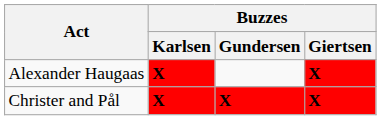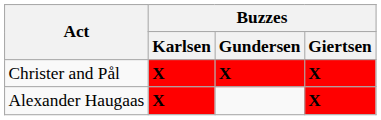rows swapped: (76, 73) <-> (64, 100)
